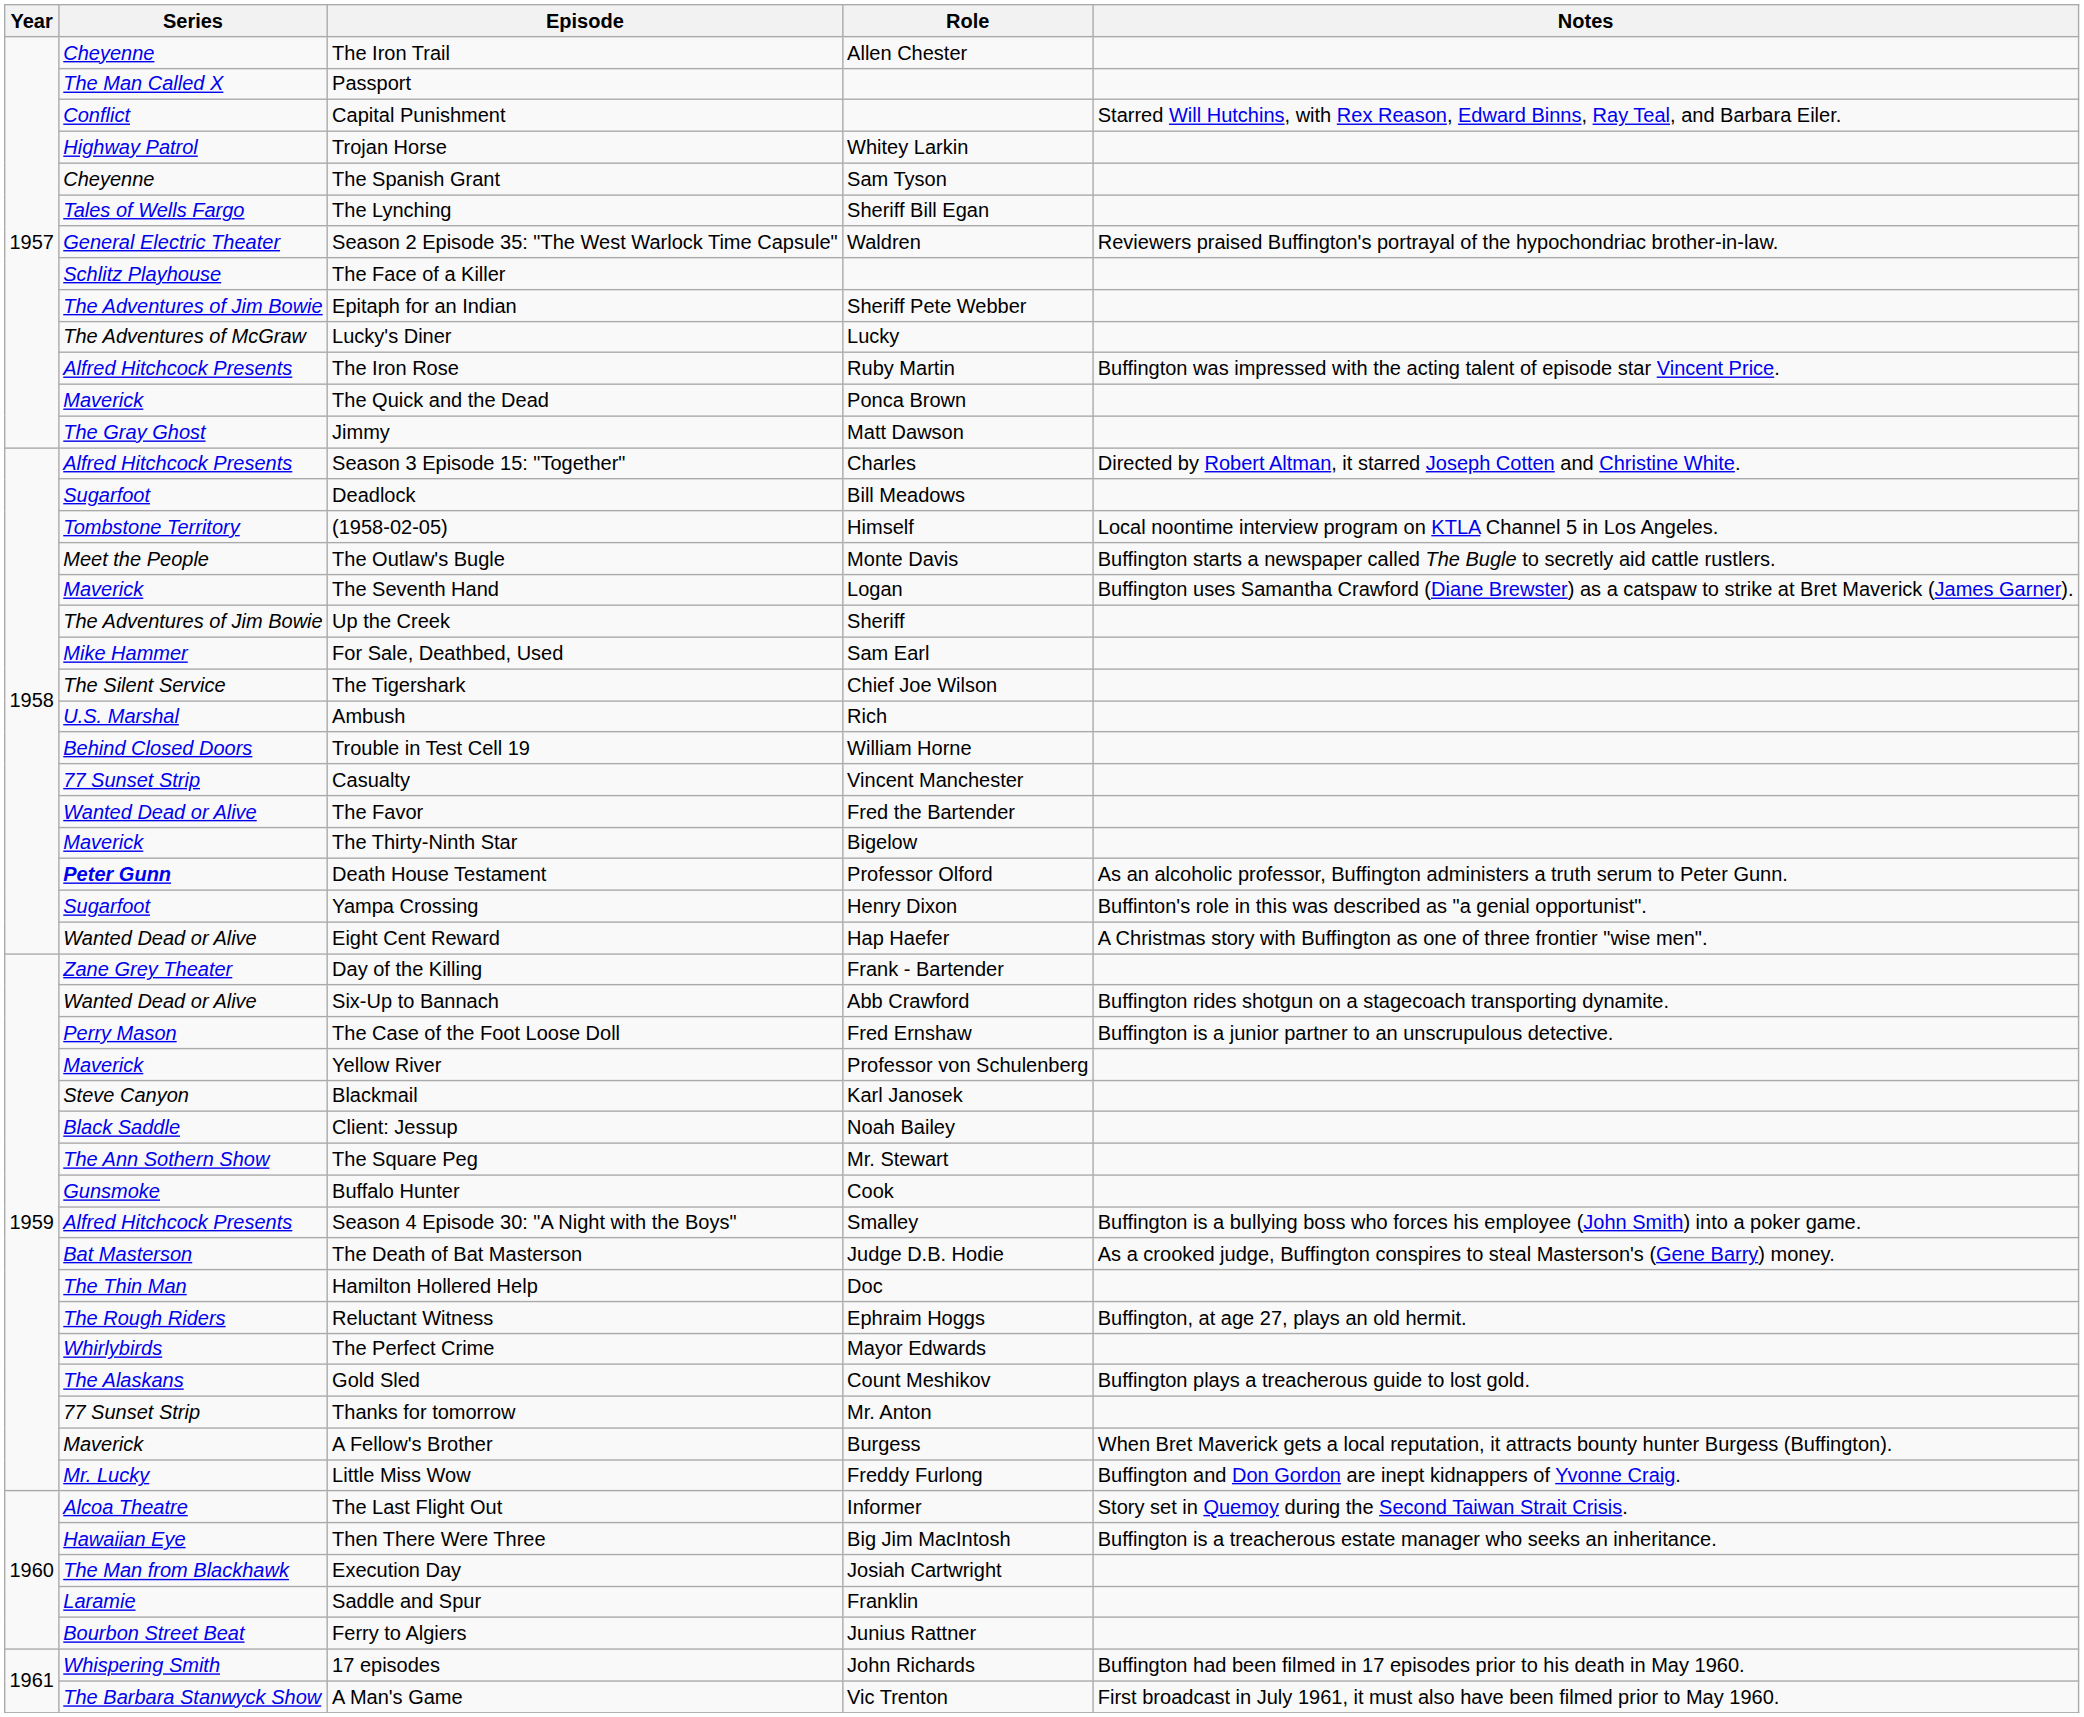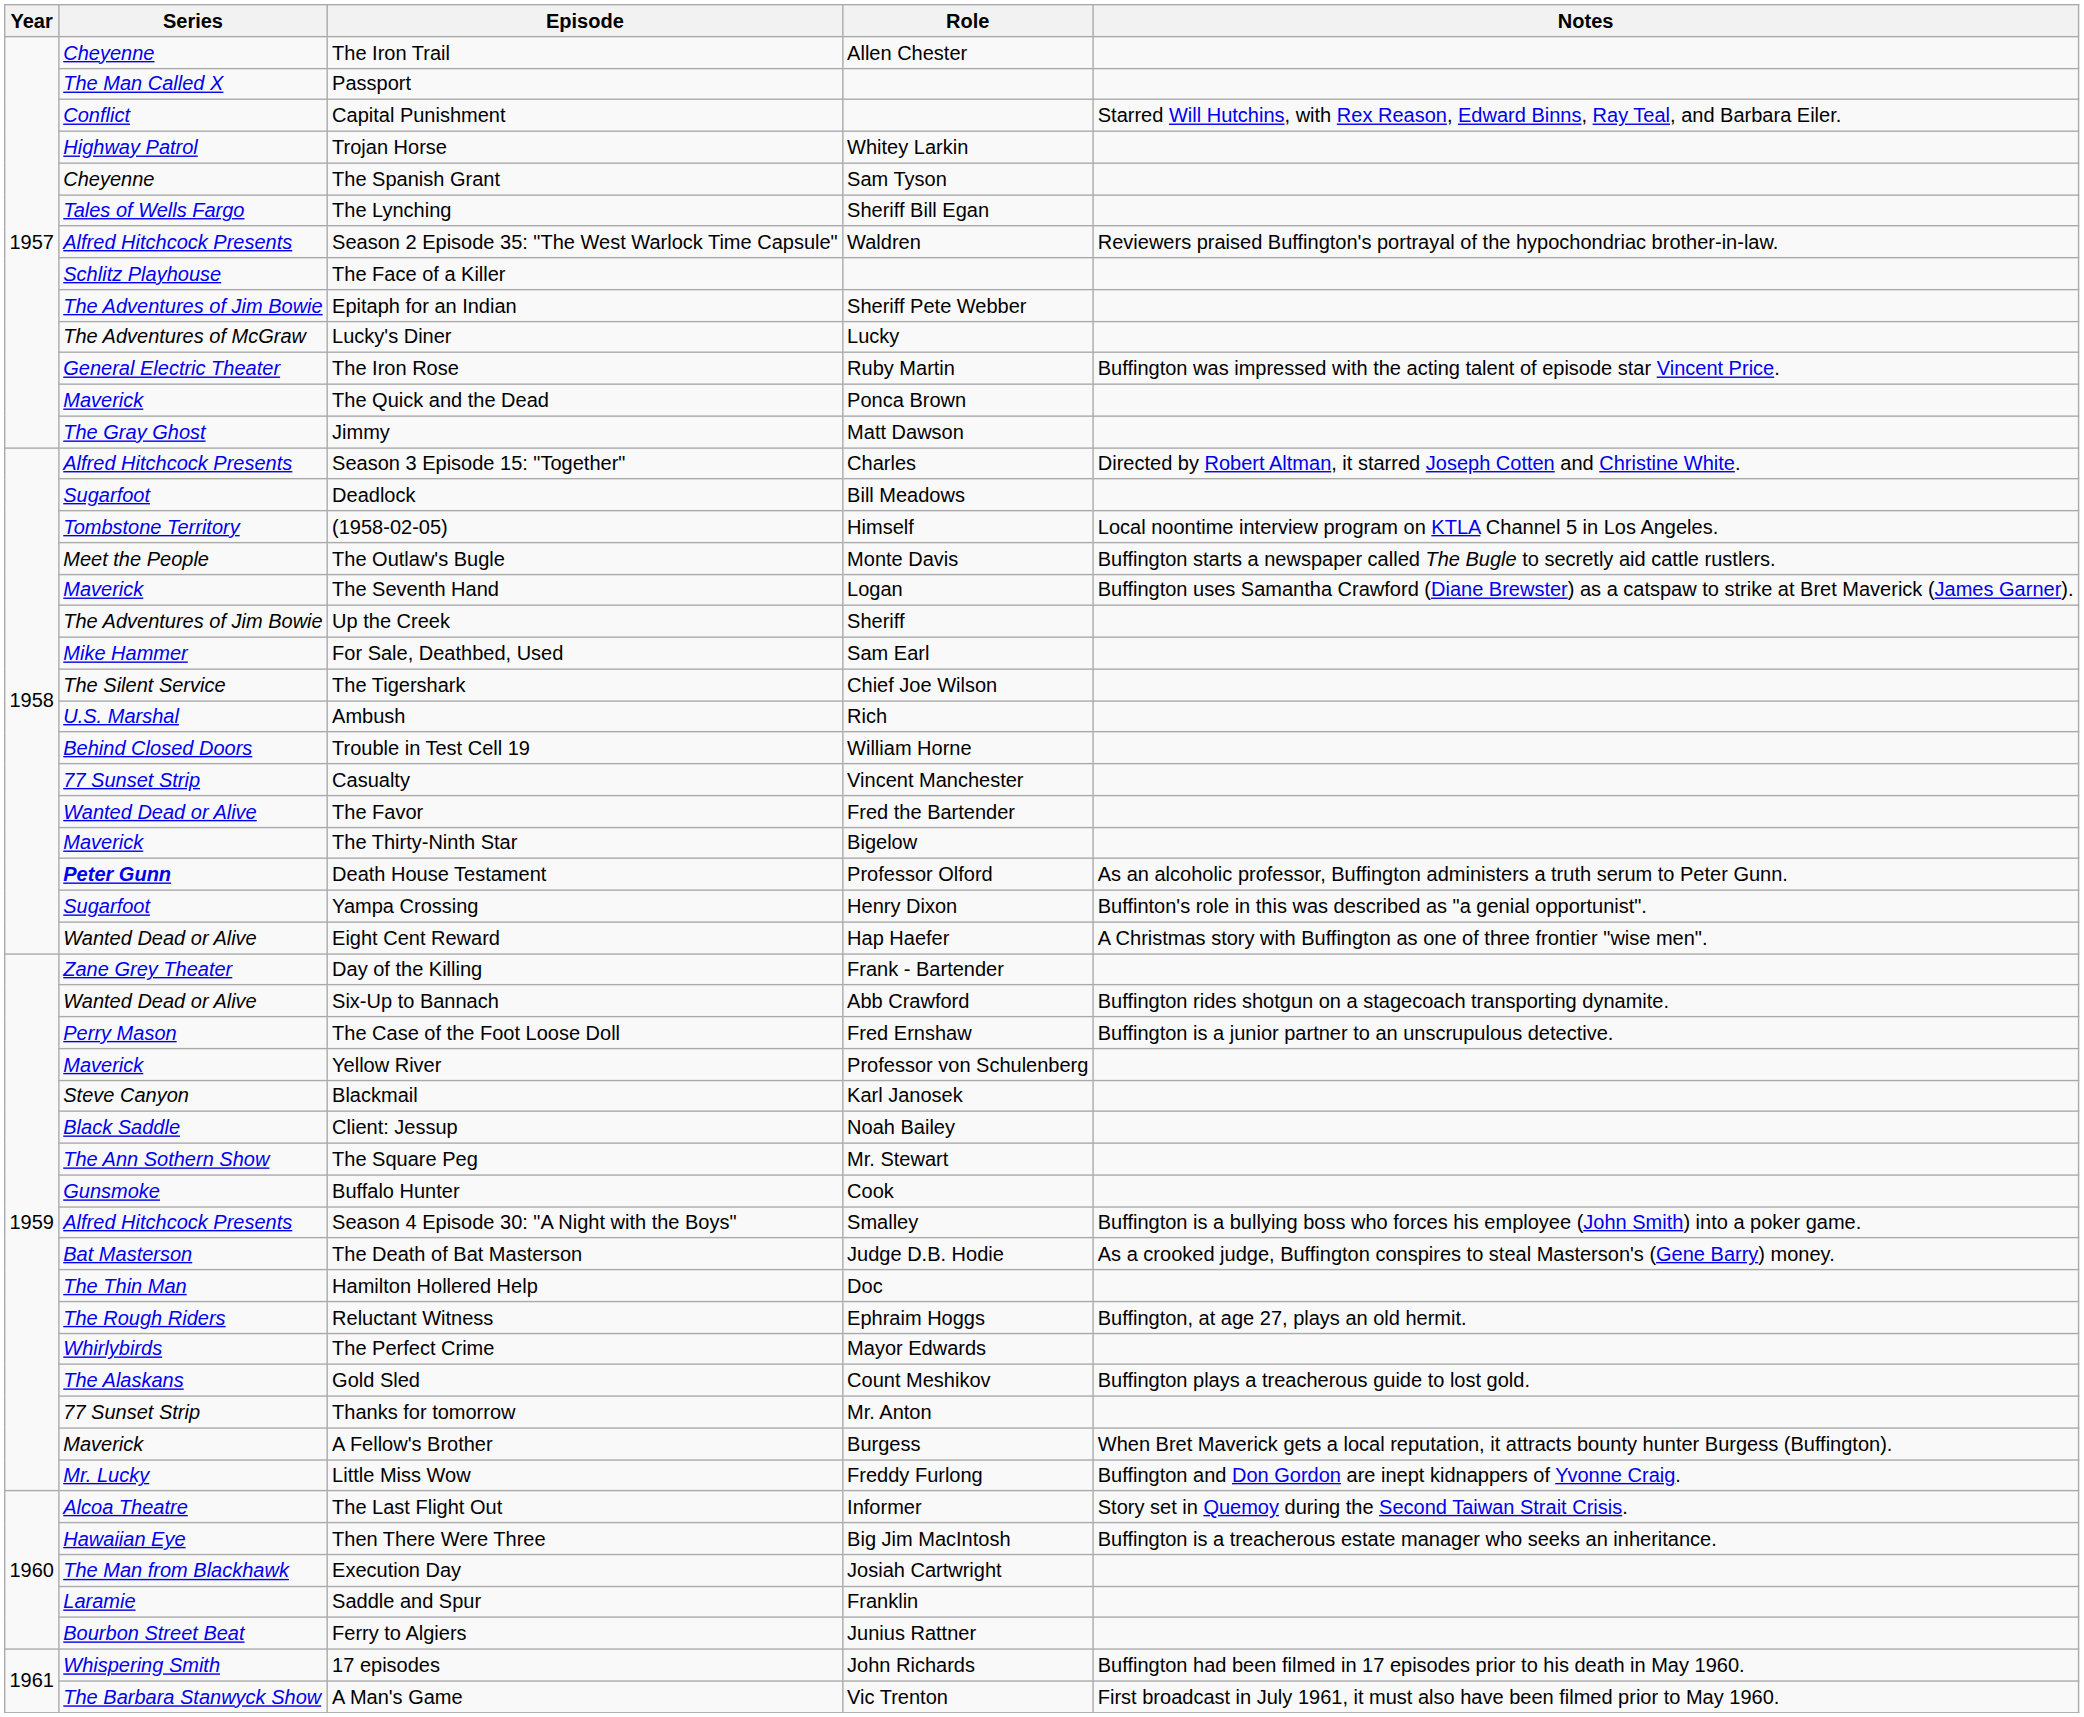(172, 242) General Electric Theater -> (178, 242) Alfred Hitchcock Presents
(178, 369) Alfred Hitchcock Presents -> (172, 369) General Electric Theater
